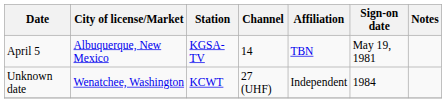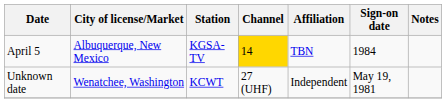(247, 51) no background -> (247, 51) gold background
(372, 51) May 19, 1981 -> (364, 51) 1984
(364, 82) 1984 -> (372, 82) May 19, 1981
